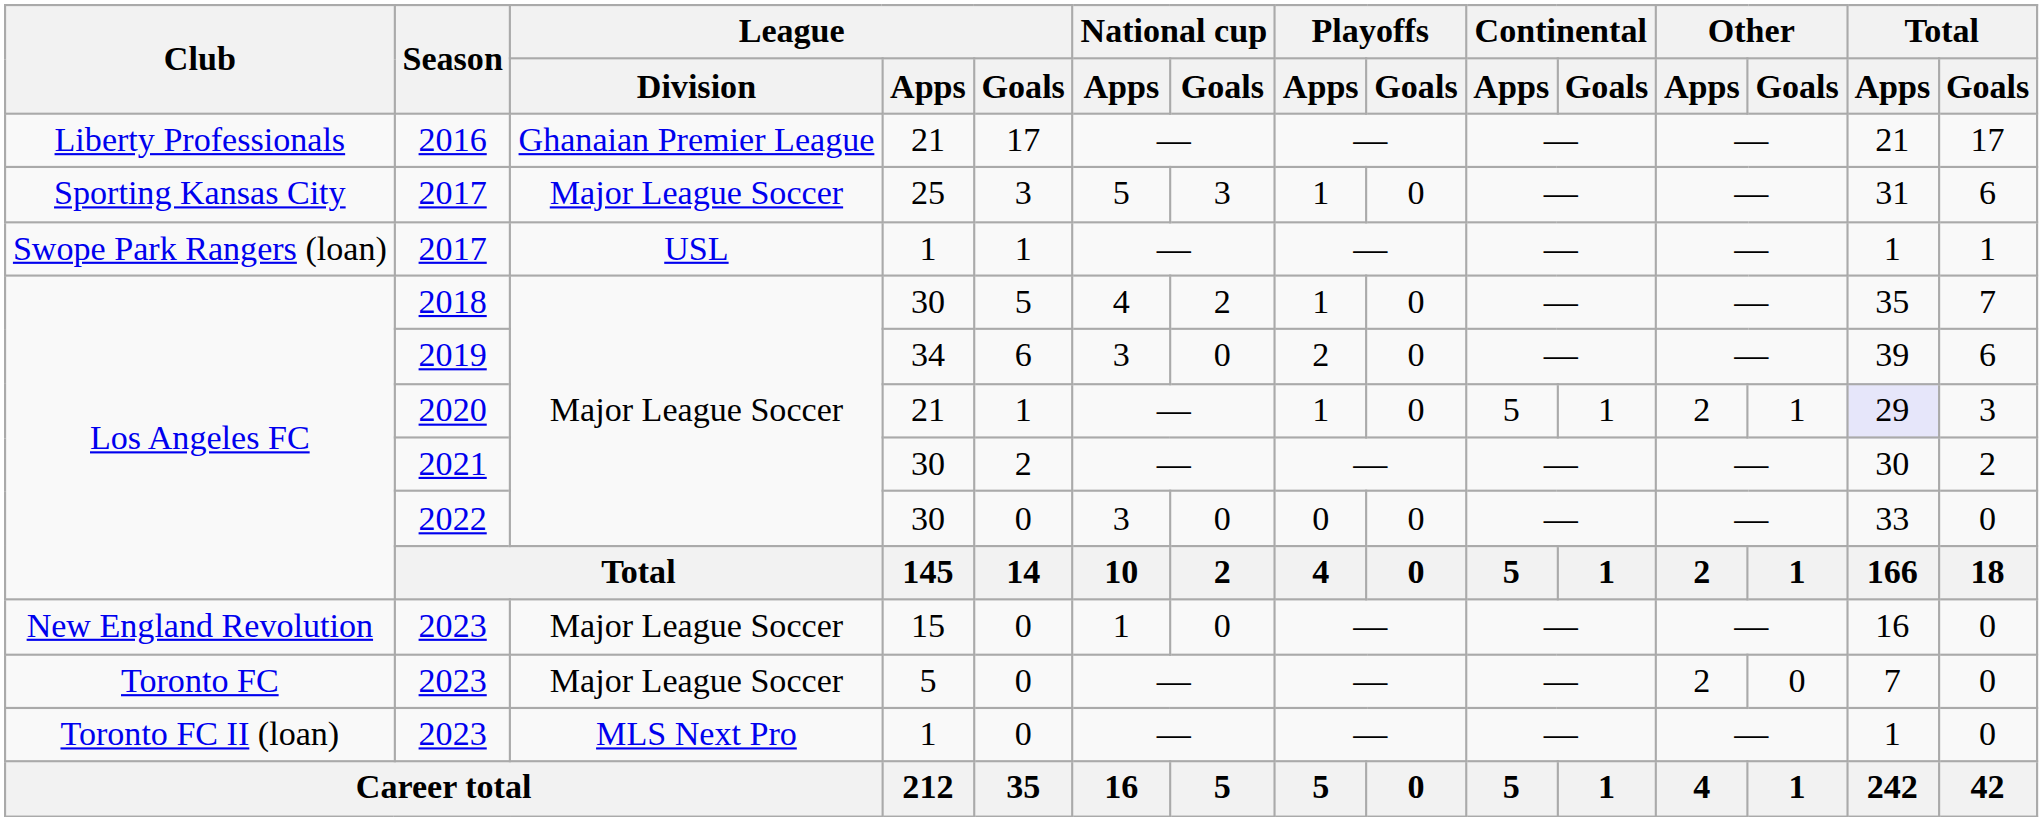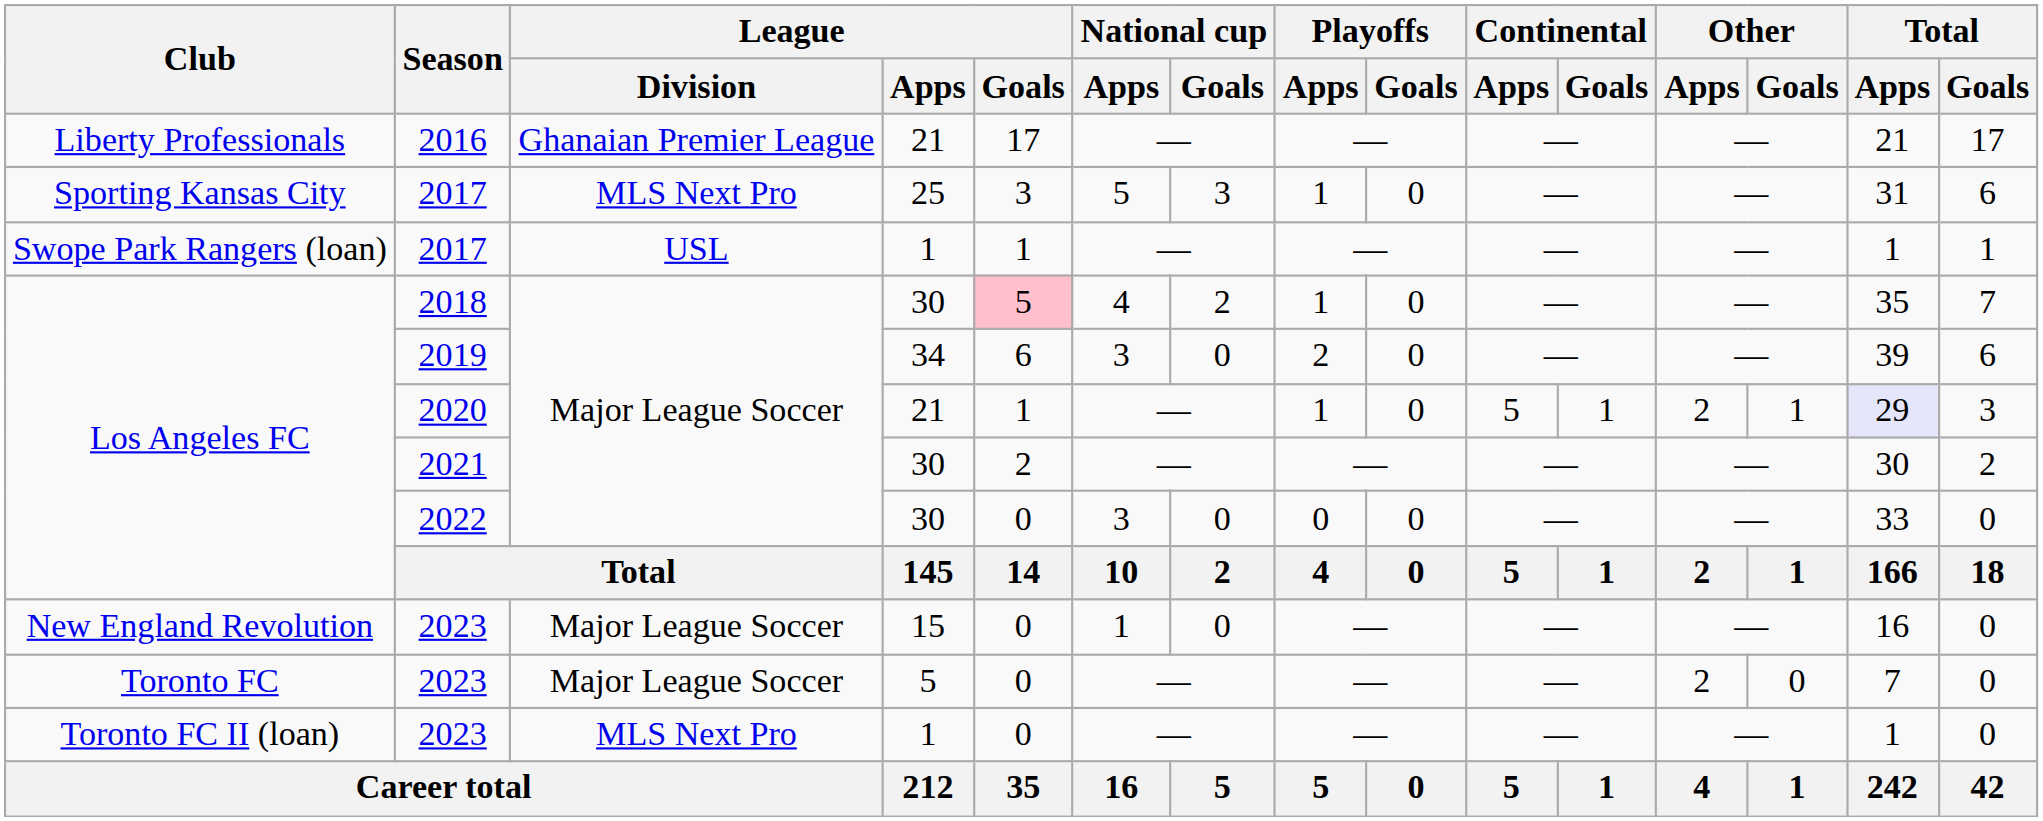(696, 193) Major League Soccer -> (696, 193) MLS Next Pro
(1023, 301) no background -> (1023, 301) pink background
